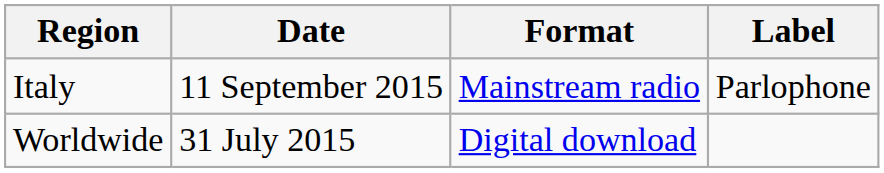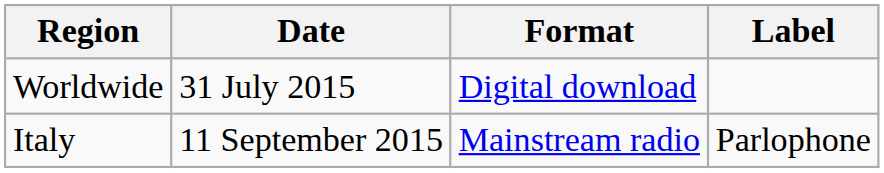rows swapped: (88, 139) <-> (44, 85)
